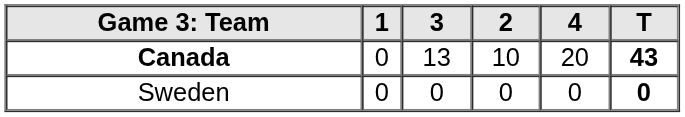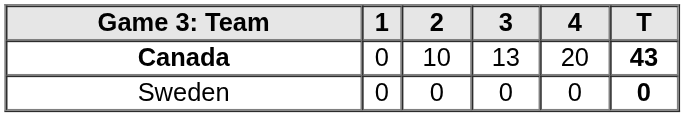columns swapped: (506, 22) <-> (437, 22)
